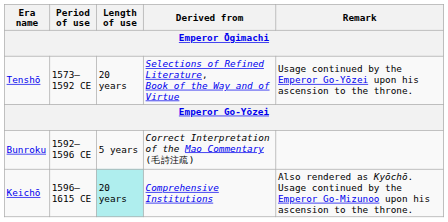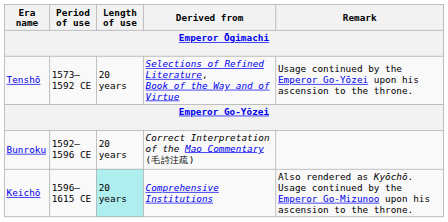(118, 150) 5 years -> (113, 150) 20 years
